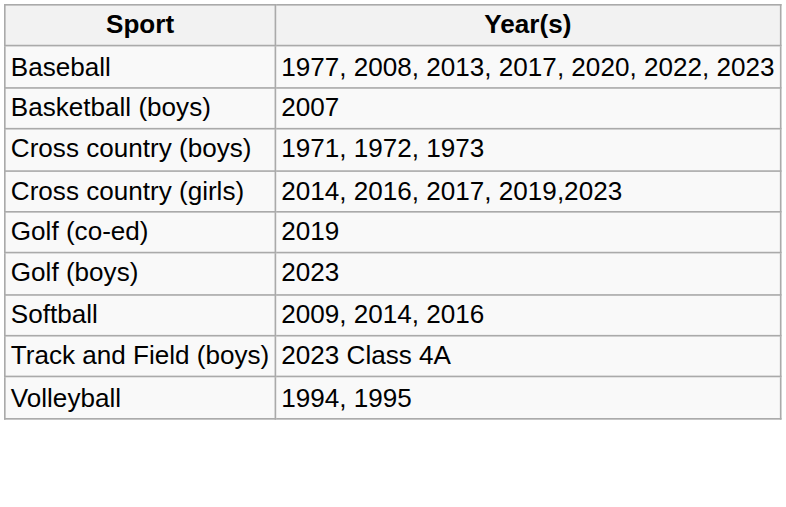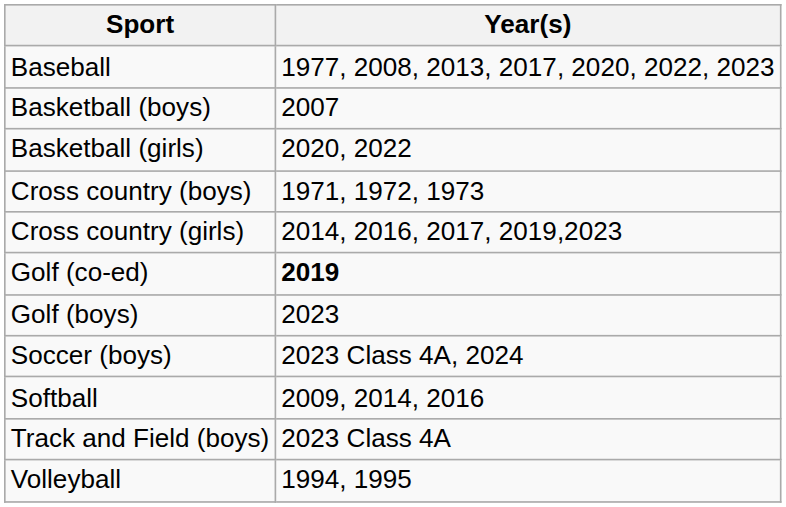+ row: (107, 149)
(310, 231) normal -> (310, 273) bold
+ row: (91, 356)
